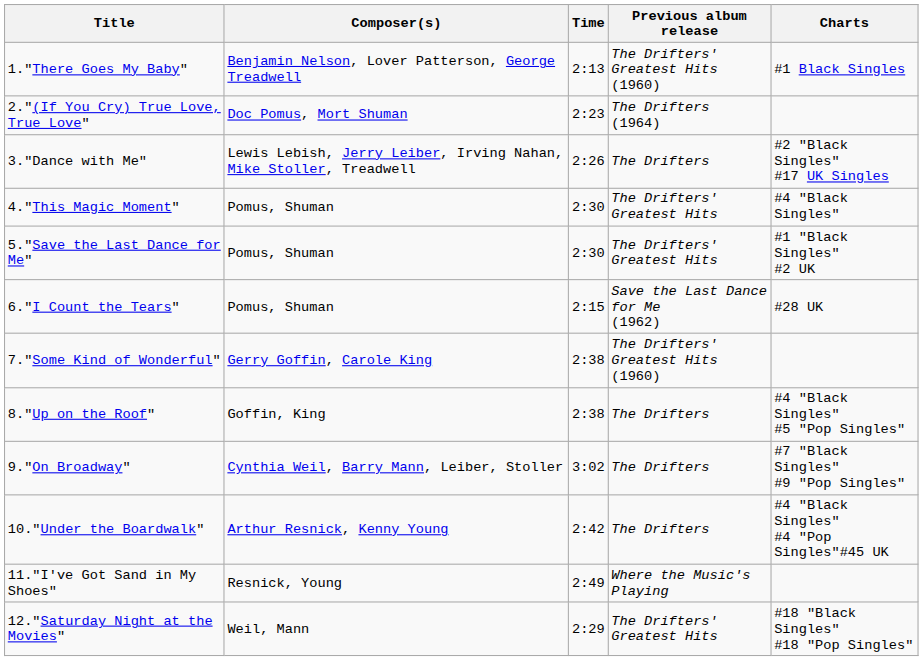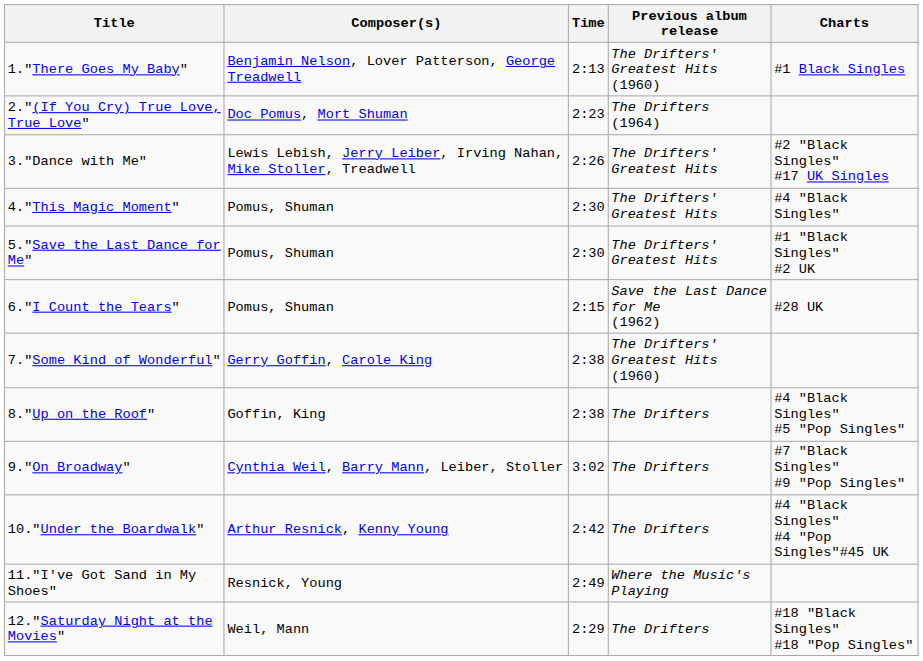(660, 161) The Drifters -> (665, 161) The Drifters' Greatest Hits
(665, 629) The Drifters' Greatest Hits -> (660, 629) The Drifters
